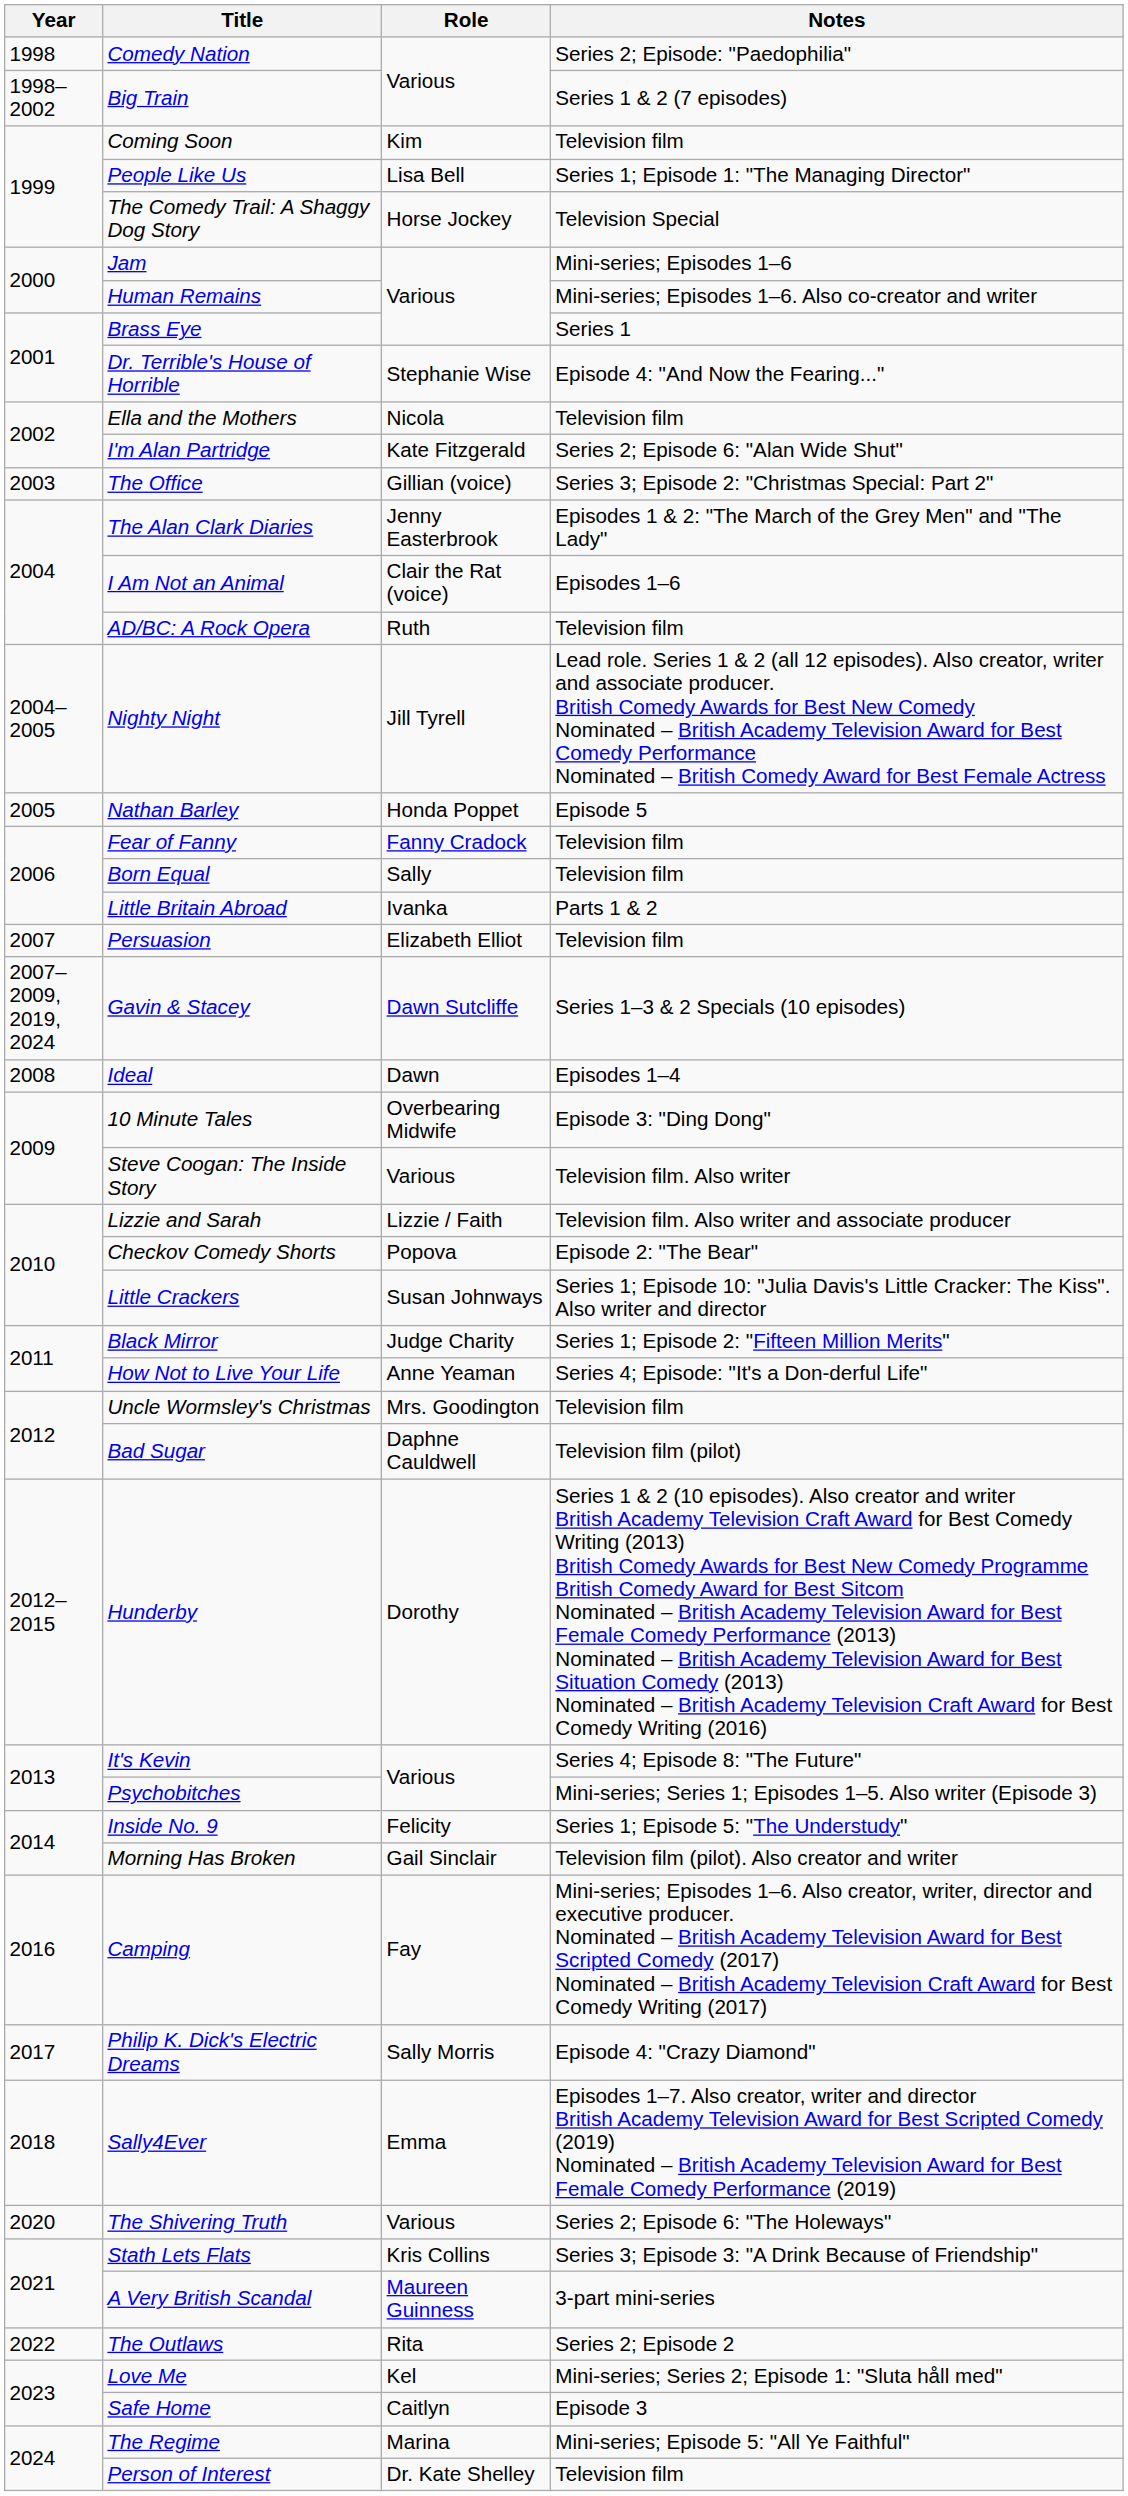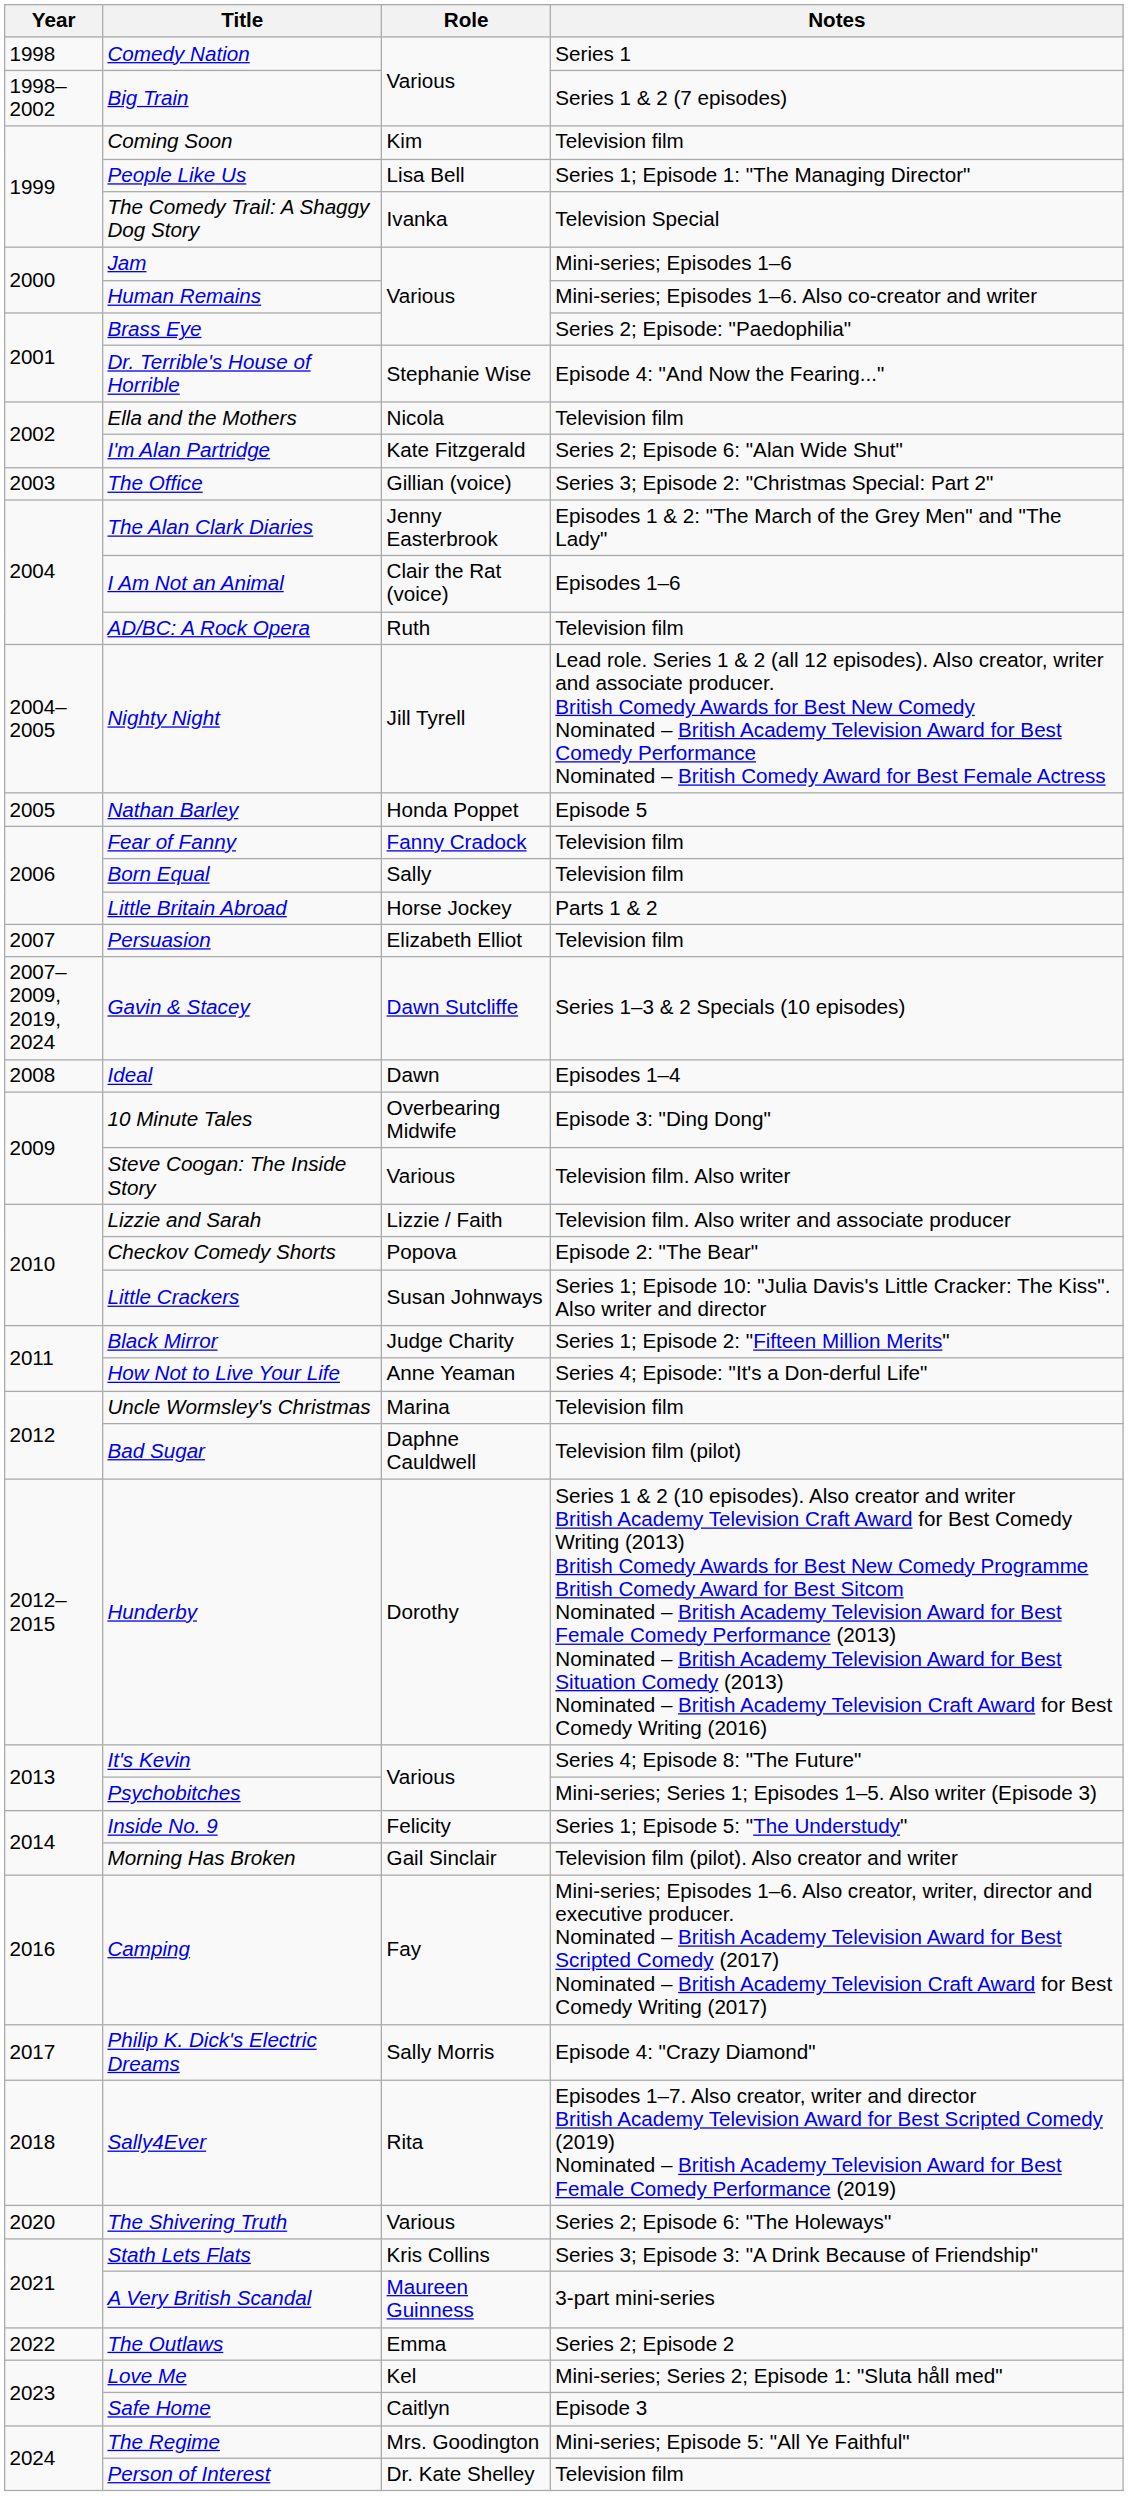(703, 53) Series 2; Episode: "Paedophilia" -> (593, 53) Series 1
(449, 219) Horse Jockey -> (417, 219) Ivanka
(593, 329) Series 1 -> (703, 329) Series 2; Episode: "Paedophilia"
(417, 907) Ivanka -> (449, 907) Horse Jockey
(463, 1407) Mrs. Goodington -> (418, 1407) Marina
(416, 2142) Emma -> (405, 2142) Rita
(405, 2343) Rita -> (416, 2343) Emma
(418, 2441) Marina -> (463, 2441) Mrs. Goodington
